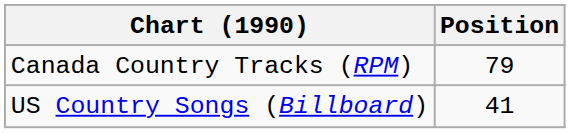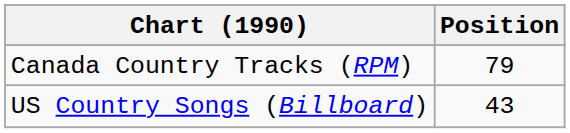(500, 106) 41 -> (500, 106) 43
